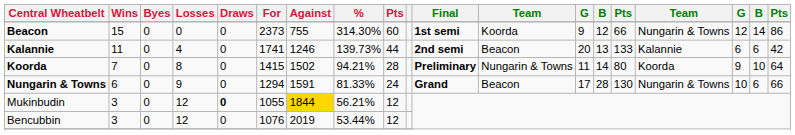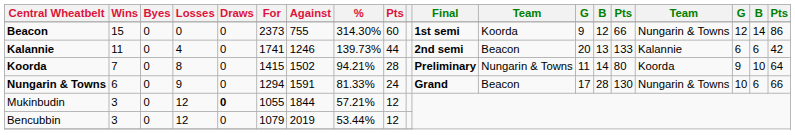(302, 102) gold background -> (302, 102) no background
(356, 102) 56.21% -> (356, 102) 57.21%
(272, 120) 1076 -> (272, 120) 1079
